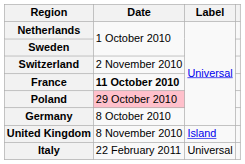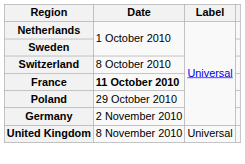(139, 64) 2 November 2010 -> (133, 64) 8 October 2010
(136, 99) pink background -> (136, 99) no background
(133, 116) 8 October 2010 -> (139, 116) 2 November 2010
(202, 133) Island -> (210, 133) Universal
- row: (49, 151)
